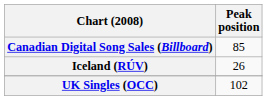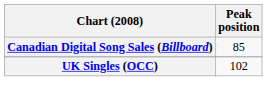- row: (110, 66)
